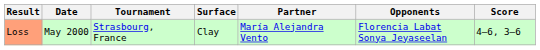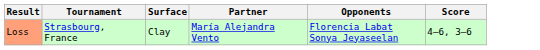- column: (67, 12)
